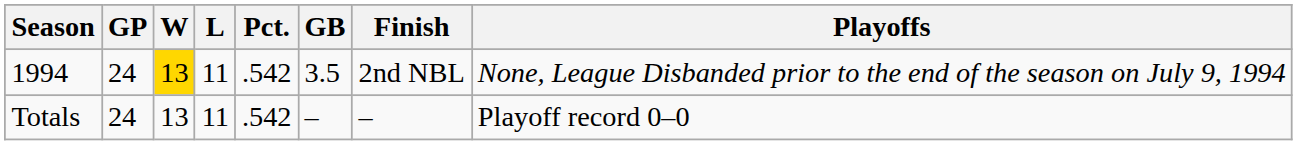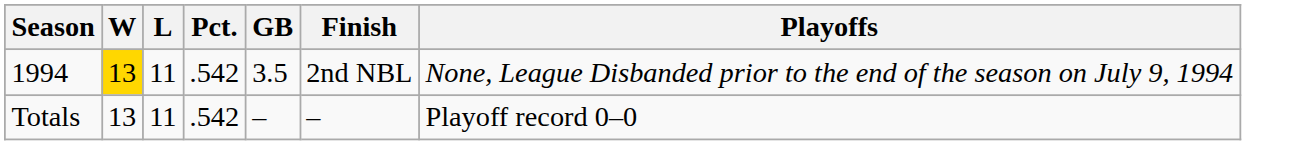- column: (128, 26)
